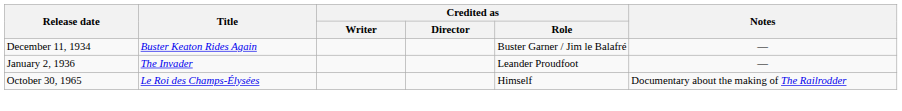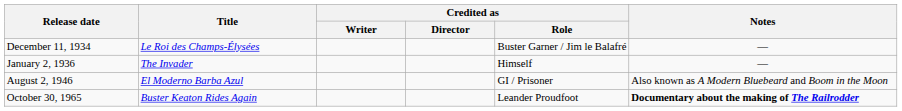(199, 47) Buster Keaton Rides Again -> (200, 47) Le Roi des Champs-Élysées
(538, 64) Leander Proudfoot -> (515, 64) Himself
+ row: (40, 81)
(200, 81) Le Roi des Champs-Élysées -> (199, 98) Buster Keaton Rides Again
(515, 81) Himself -> (538, 98) Leander Proudfoot
(739, 81) normal -> (745, 98) bold
